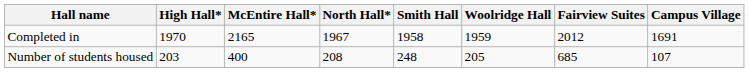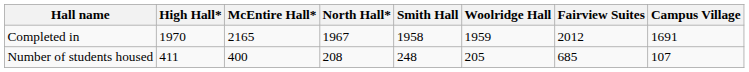(169, 57) 203 -> (169, 57) 411
